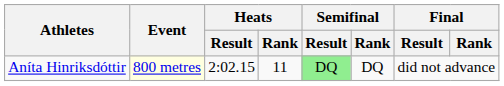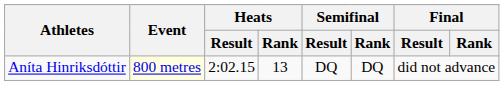(280, 68) 11 -> (280, 68) 13
(326, 68) lightgreen background -> (326, 68) no background
